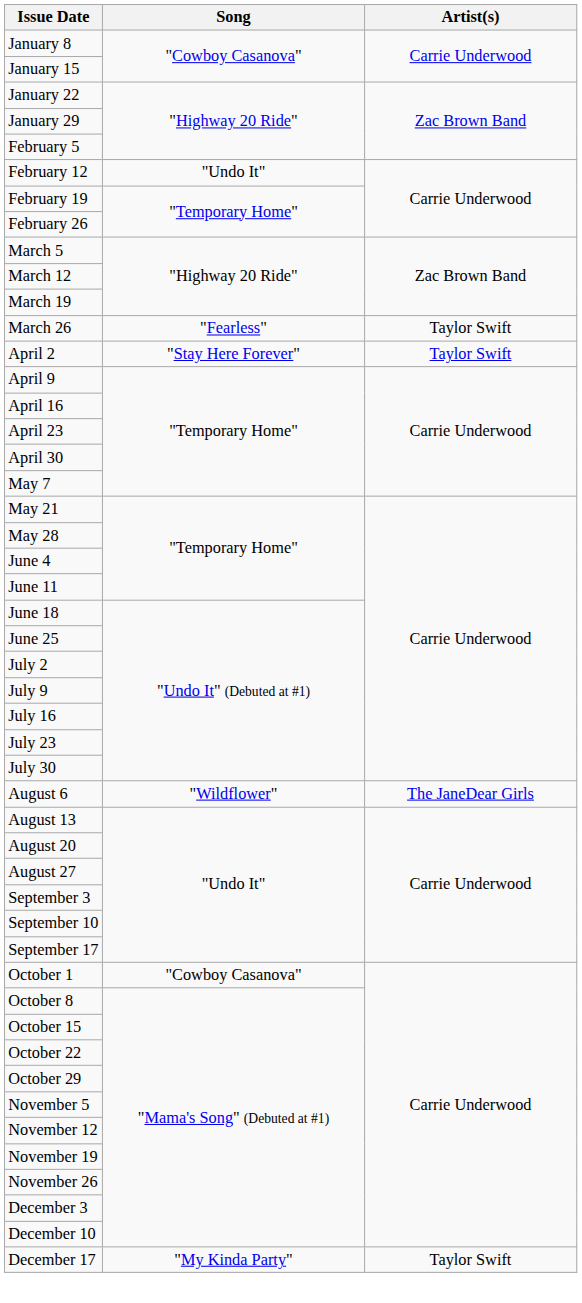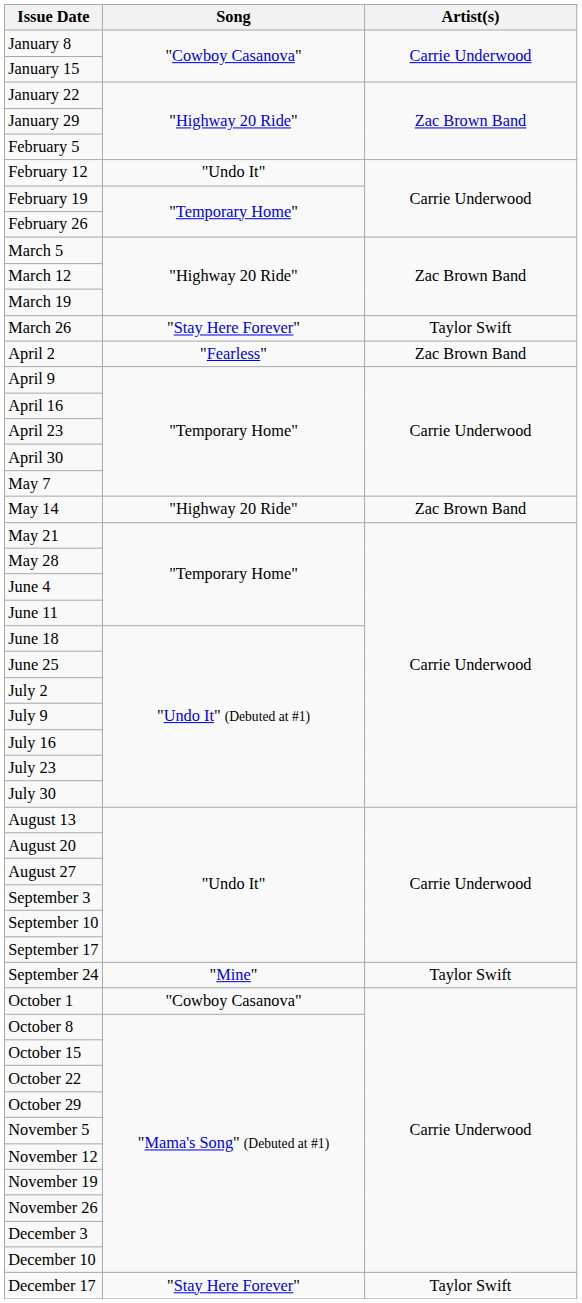(233, 328) "Fearless" -> (233, 328) "Stay Here Forever"
(233, 353) "Stay Here Forever" -> (233, 353) "Fearless"
(470, 353) Taylor Swift -> (471, 353) Zac Brown Band
+ row: (33, 509)
- row: (38, 793)
+ row: (53, 975)
(233, 1259) "My Kinda Party" -> (233, 1285) "Stay Here Forever"
